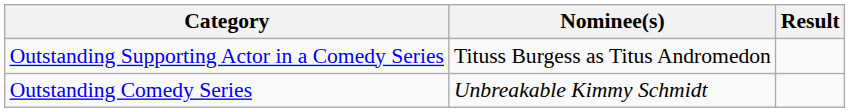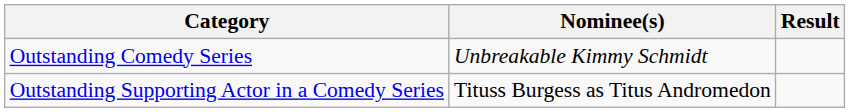rows swapped: (131, 90) <-> (227, 55)
